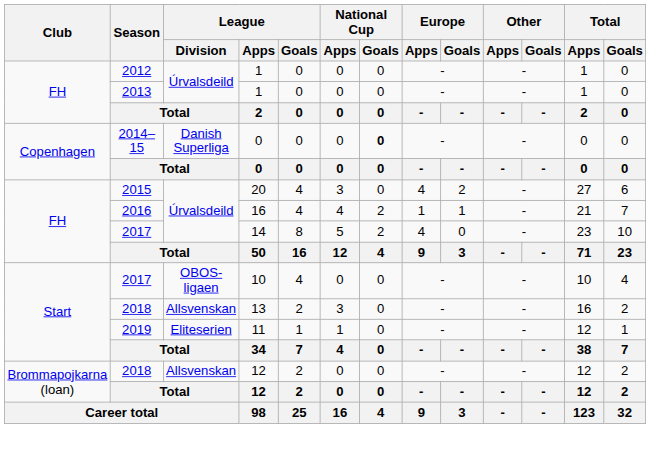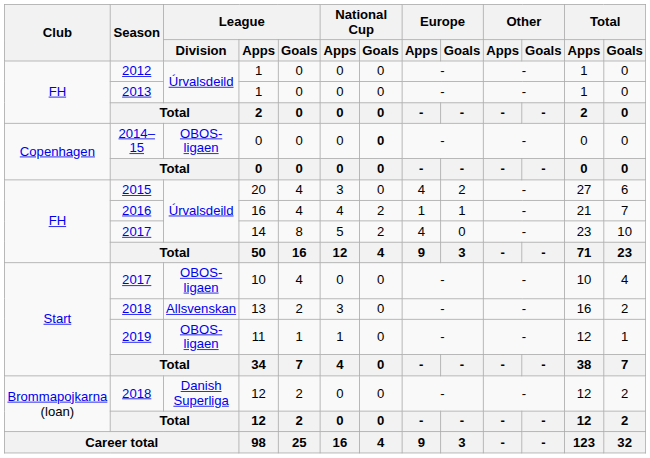(201, 141) Danish Superliga -> (201, 141) OBOS-ligaen
(201, 329) Eliteserien -> (201, 337) OBOS-ligaen
(201, 371) Allsvenskan -> (201, 393) Danish Superliga
